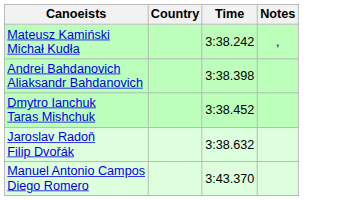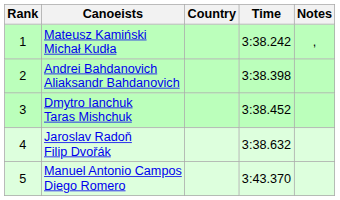+ column: (23, 14)
